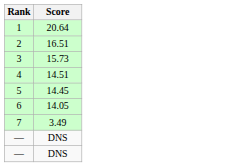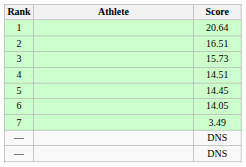+ column: (113, 12)
